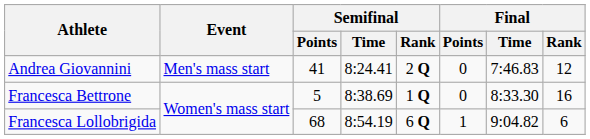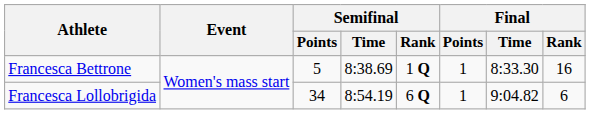- row: (70, 69)
(463, 95) 0 -> (463, 69) 1
(317, 122) 68 -> (317, 95) 34
